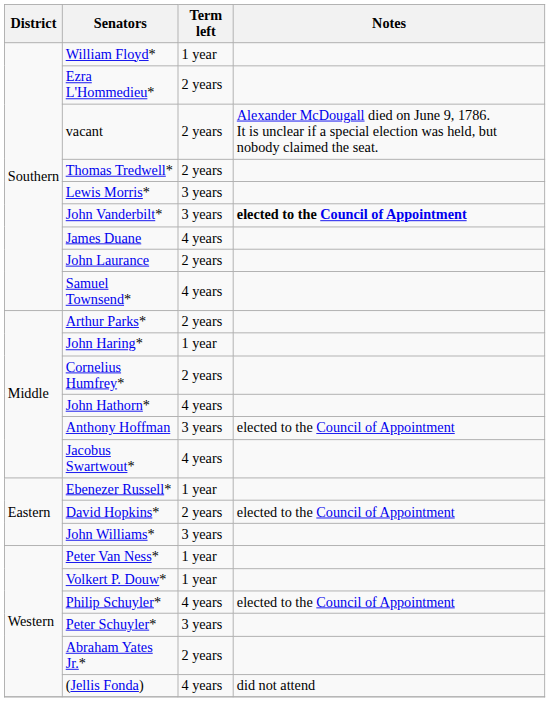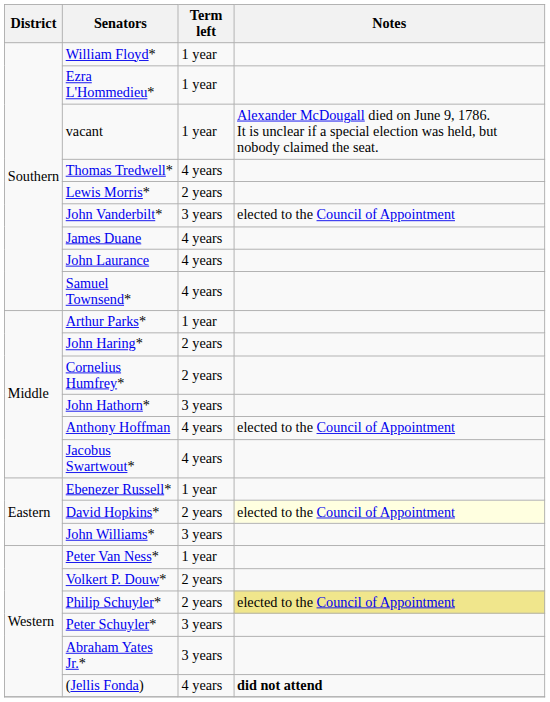(202, 84) 2 years -> (199, 84) 1 year
(202, 131) 2 years -> (199, 131) 1 year
(202, 170) 2 years -> (202, 170) 4 years
(202, 192) 3 years -> (202, 192) 2 years
(352, 215) bold -> (346, 215) normal
(202, 260) 2 years -> (202, 260) 4 years
(202, 321) 2 years -> (199, 321) 1 year
(199, 344) 1 year -> (202, 344) 2 years
(202, 405) 4 years -> (202, 405) 3 years
(202, 428) 3 years -> (202, 428) 4 years
(346, 511) no background -> (346, 511) lightyellow background
(199, 579) 1 year -> (202, 579) 2 years
(202, 602) 4 years -> (202, 602) 2 years
(346, 602) no background -> (346, 602) khaki background
(202, 655) 2 years -> (202, 655) 3 years
(276, 685) normal -> (280, 685) bold
